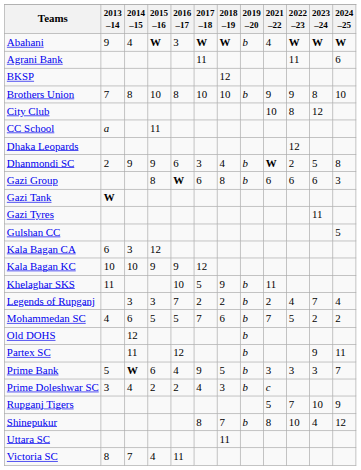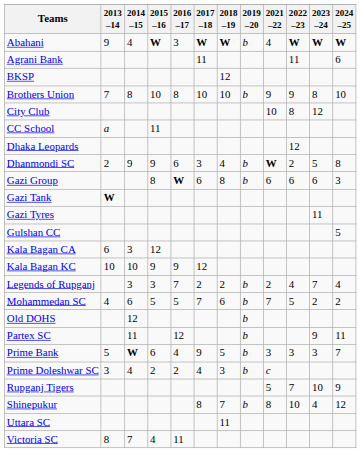- row: (41, 284)
